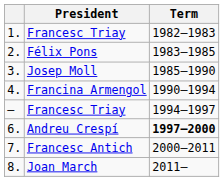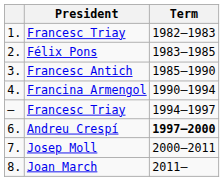(62, 71) Josep Moll -> (80, 71) Francesc Antich
(80, 147) Francesc Antich -> (62, 147) Josep Moll
